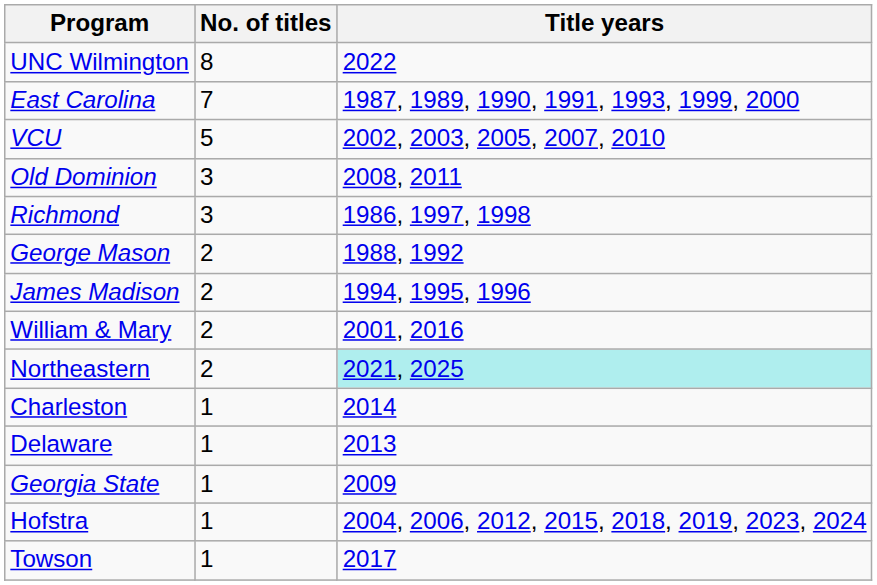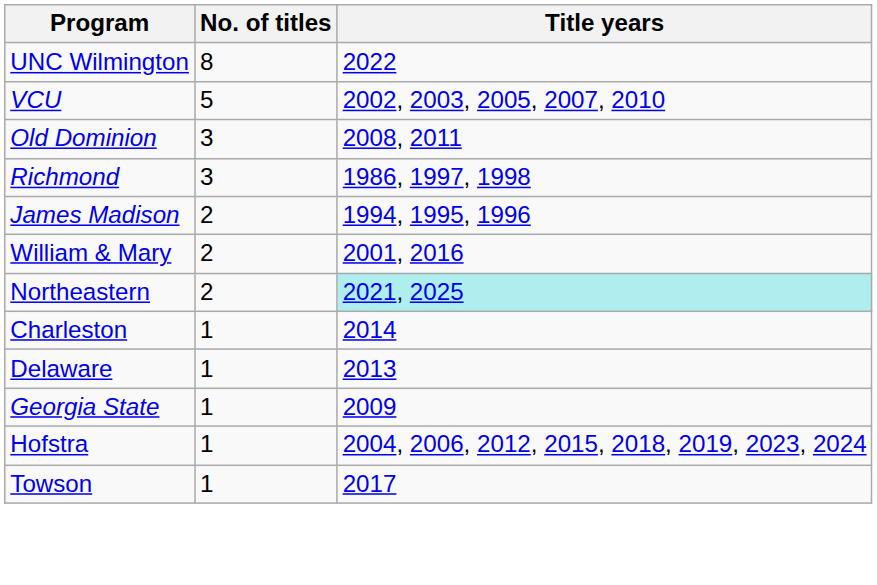- row: (83, 100)
- row: (90, 253)
